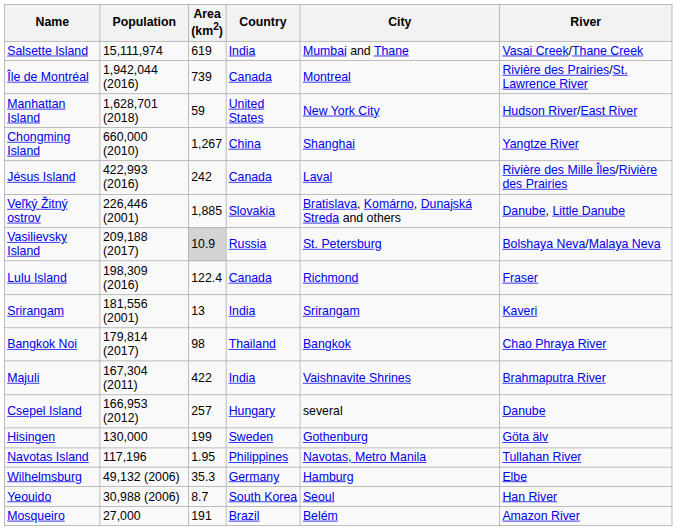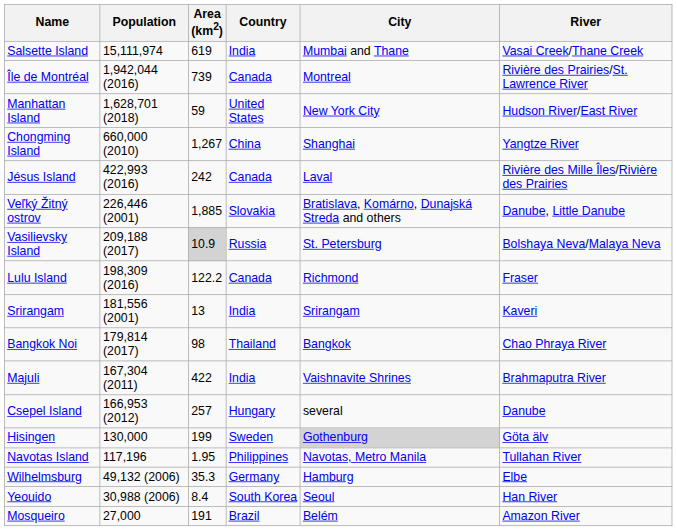(207, 277) 122.4 -> (207, 277) 122.2
(335, 437) no background -> (335, 437) lightgrey background
(200, 496) 8.7 -> (200, 496) 8.4
